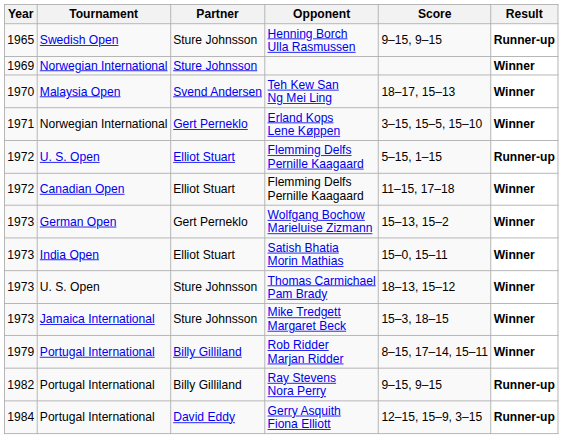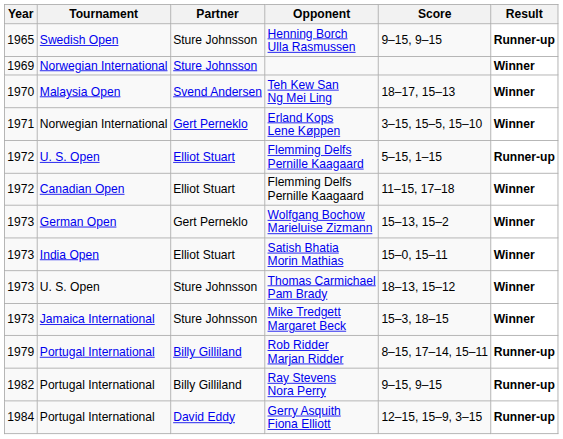(514, 352) Winner -> (524, 352) Runner-up
